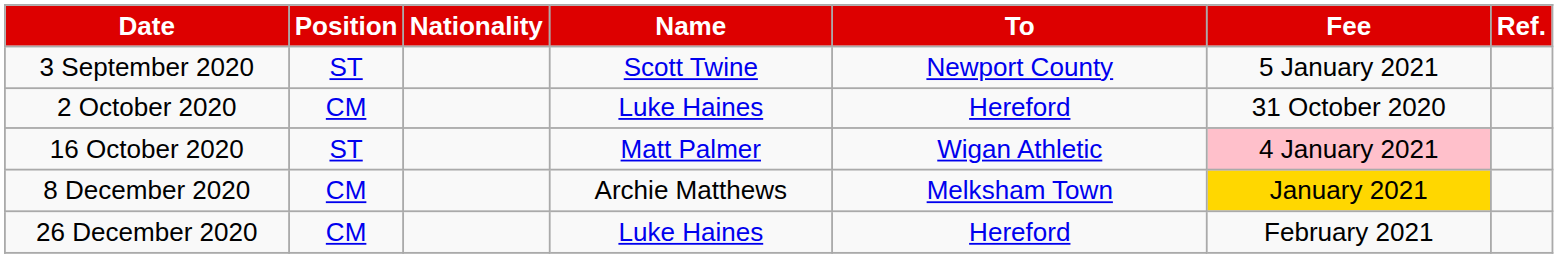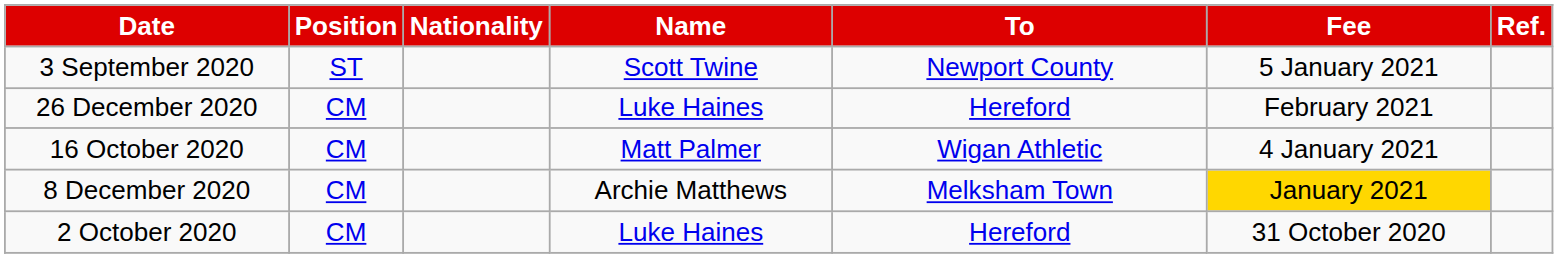rows swapped: (147, 108) <-> (147, 232)
(346, 149) ST -> (346, 149) CM
(1349, 149) pink background -> (1349, 149) no background
